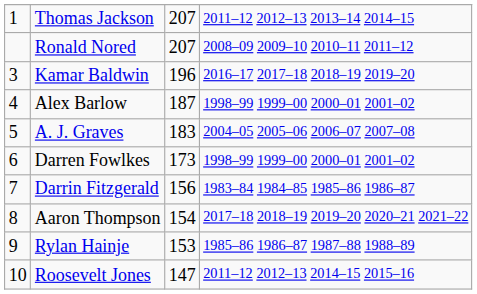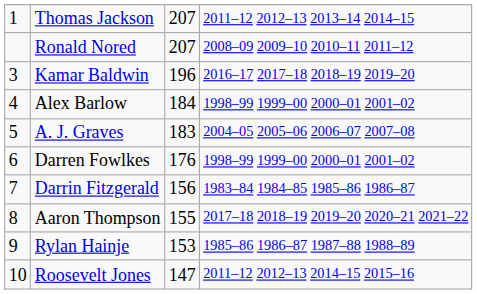(182, 103) 187 -> (182, 103) 184
(182, 160) 173 -> (182, 160) 176
(182, 217) 154 -> (182, 217) 155
